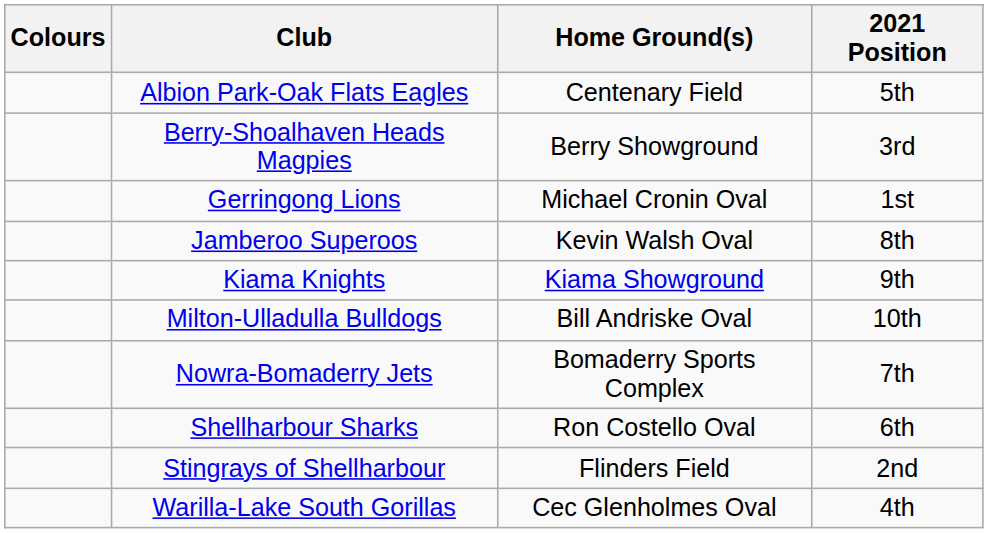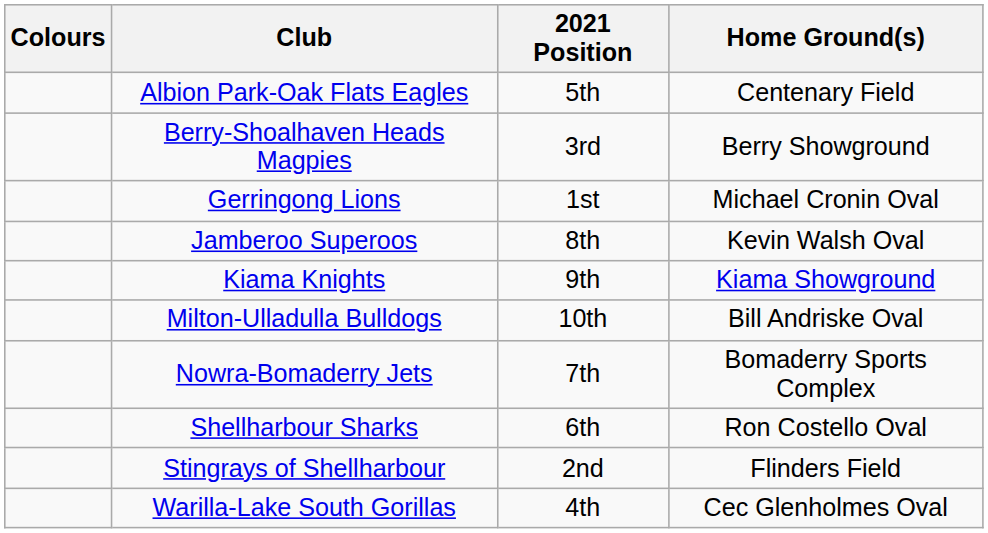columns swapped: (654, 38) <-> (897, 38)
